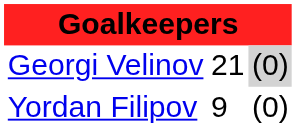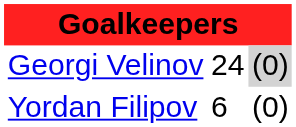(228, 65) 21 -> (228, 65) 24
(219, 106) 9 -> (219, 106) 6
